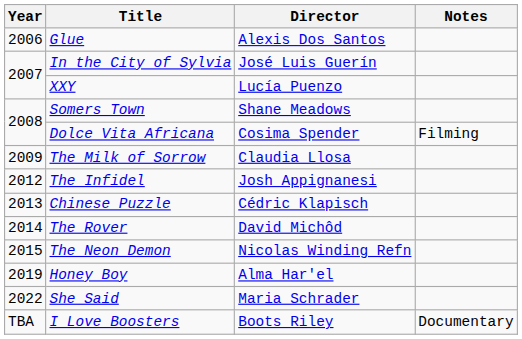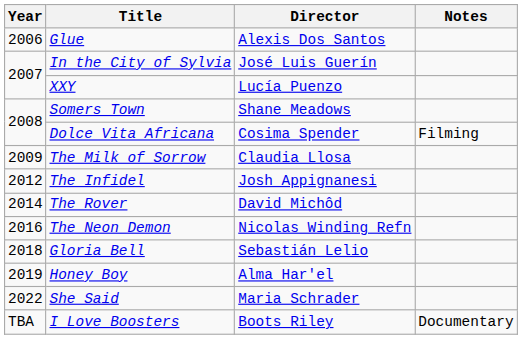- row: (110, 204)
(25, 251) 2015 -> (25, 228) 2016
+ row: (97, 251)
